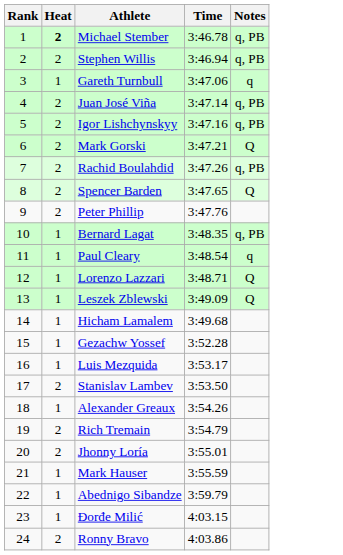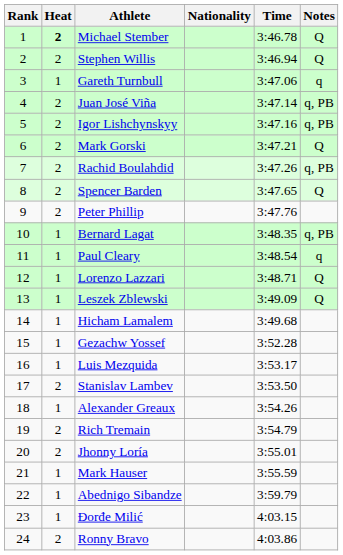+ column: (219, 15)
(250, 37) q, PB -> (319, 37) Q
(250, 59) q, PB -> (319, 59) Q
